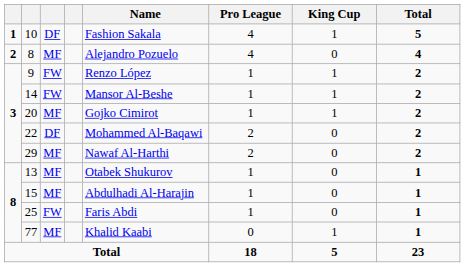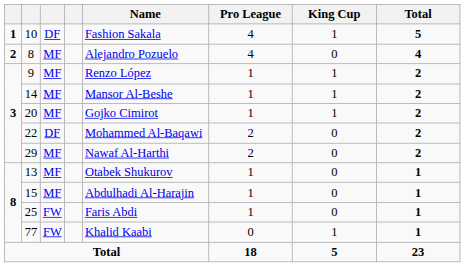(52, 73) FW -> (52, 73) MF
(52, 93) FW -> (52, 93) MF
(52, 232) MF -> (52, 232) FW
